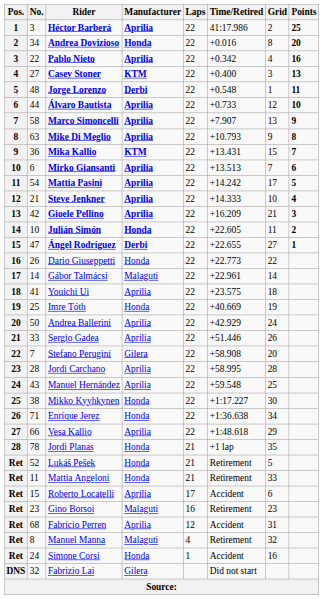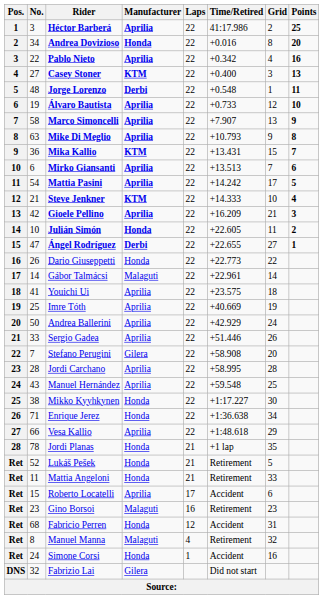(34, 105) 44 -> (34, 105) 19
(139, 198) Aprilia -> (135, 198) KTM
(137, 307) Honda -> (138, 307) Aprilia
(138, 525) Aprilia -> (137, 525) Honda
